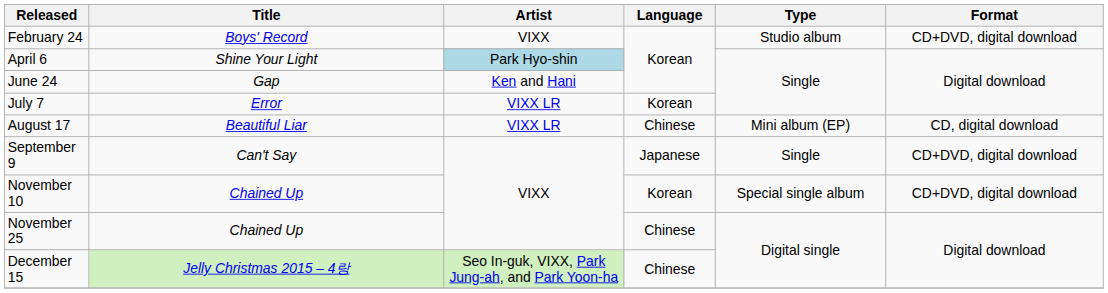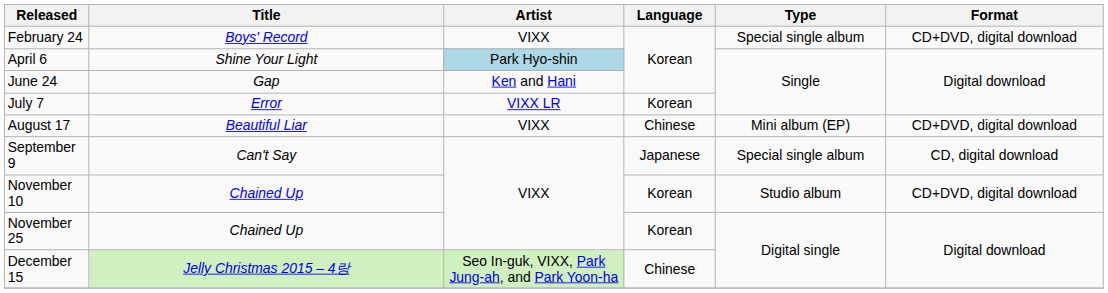(801, 37) Studio album -> (801, 37) Special single album
(534, 125) VIXX LR -> (534, 125) VIXX
(994, 125) CD, digital download -> (994, 125) CD+DVD, digital download
(801, 155) Single -> (801, 155) Special single album
(994, 155) CD+DVD, digital download -> (994, 155) CD, digital download
(801, 193) Special single album -> (801, 193) Studio album
(670, 231) Chinese -> (670, 231) Korean
